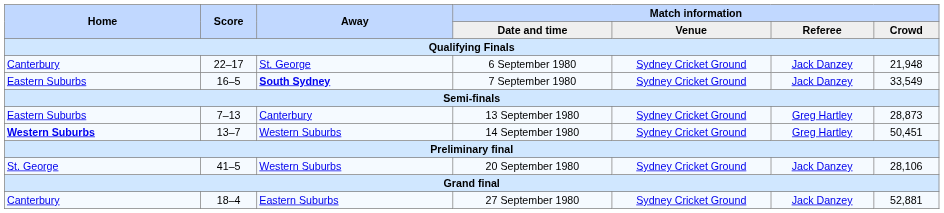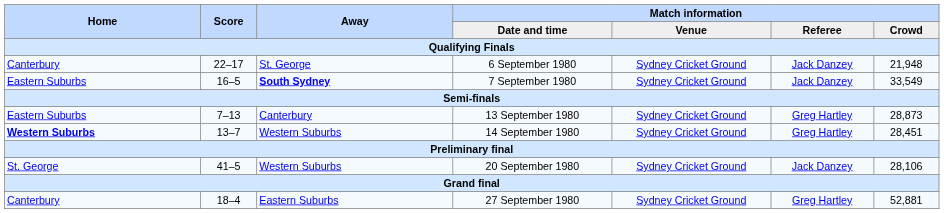(906, 132) 50,451 -> (906, 132) 28,451
(822, 200) Jack Danzey -> (822, 200) Greg Hartley
